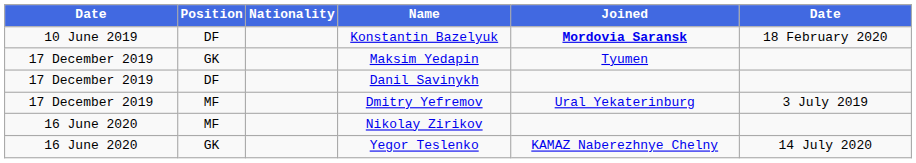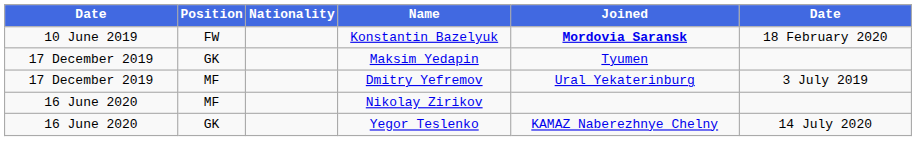(212, 37) DF -> (212, 37) FW
- row: (424, 81)
